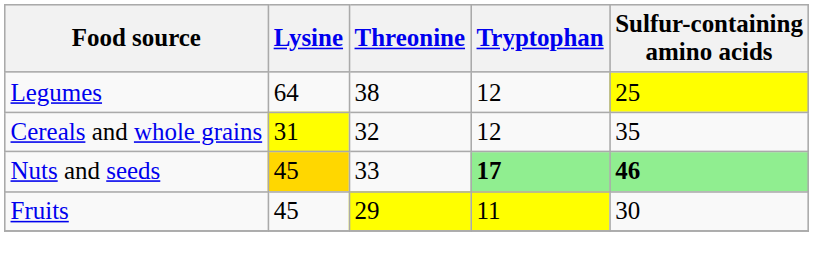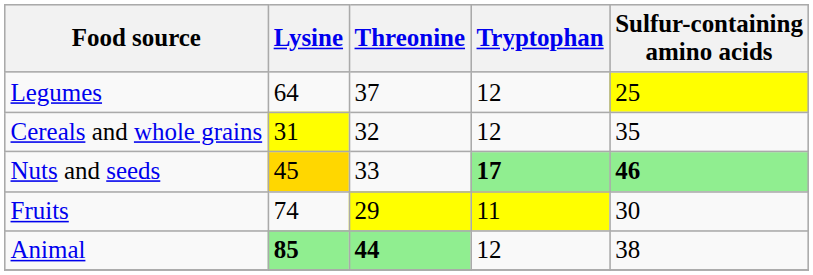(367, 91) 38 -> (367, 91) 37
(286, 210) 45 -> (286, 210) 74
+ row: (48, 250)
